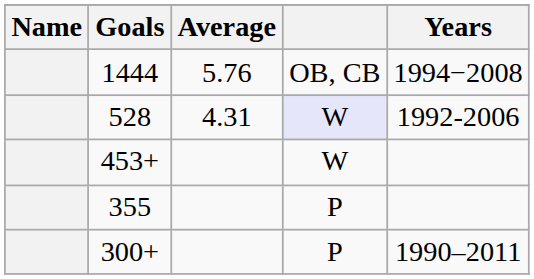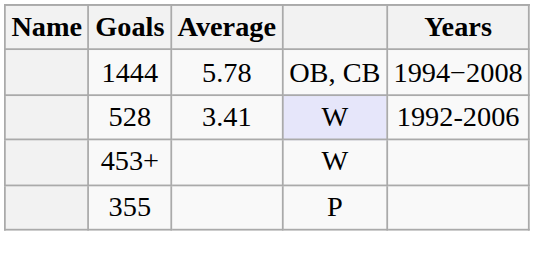(227, 71) 5.76 -> (227, 71) 5.78
(227, 116) 4.31 -> (227, 116) 3.41
- row: (130, 251)
